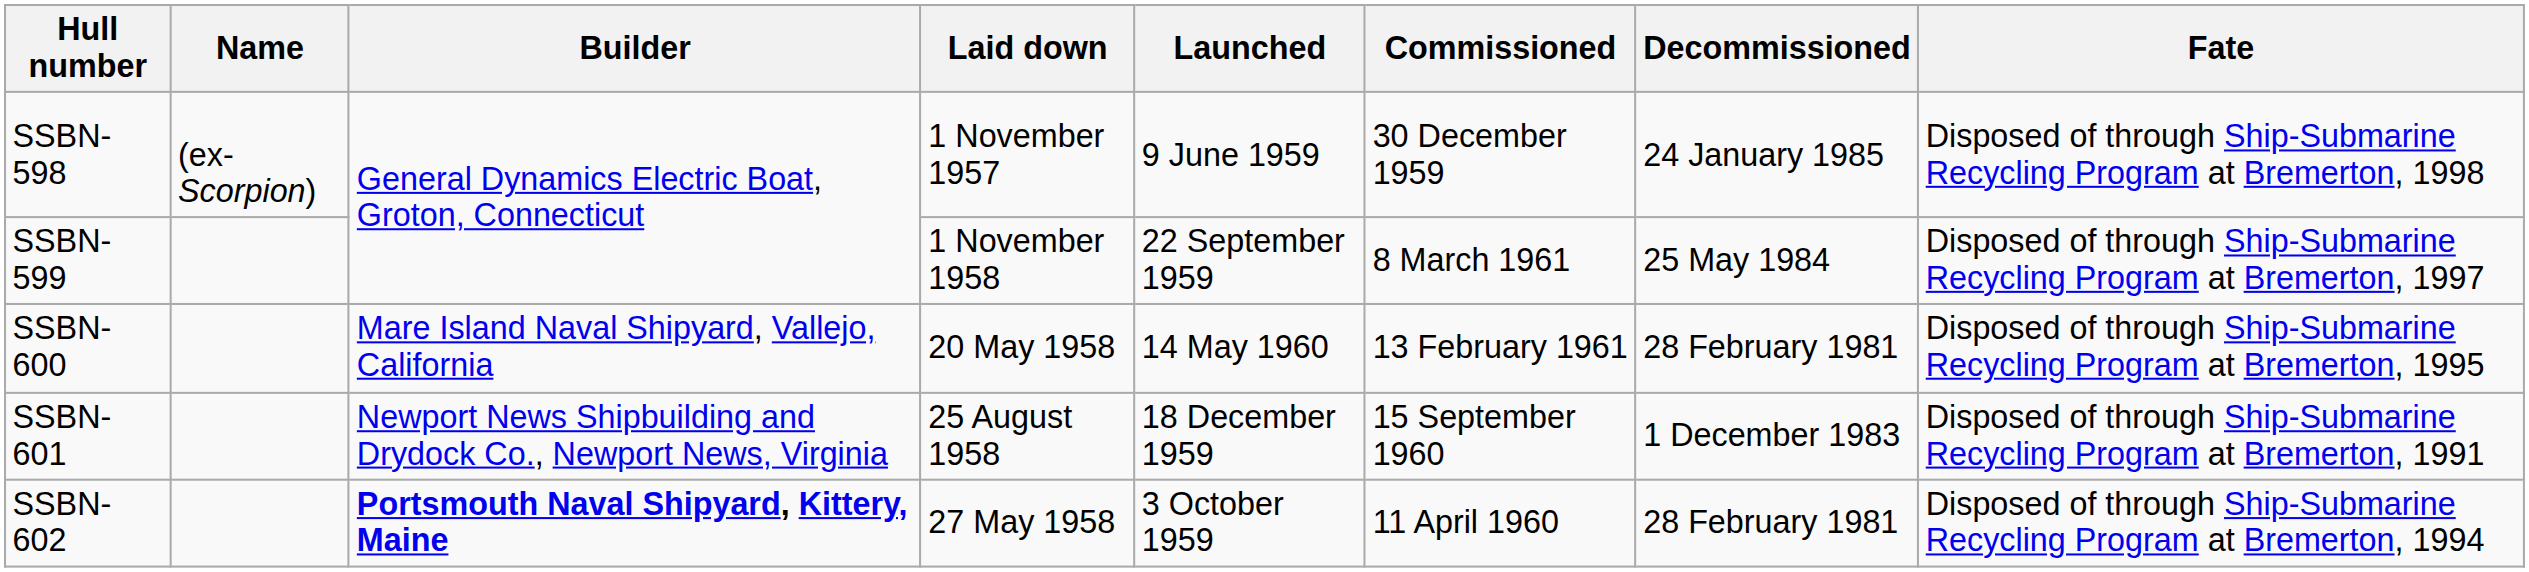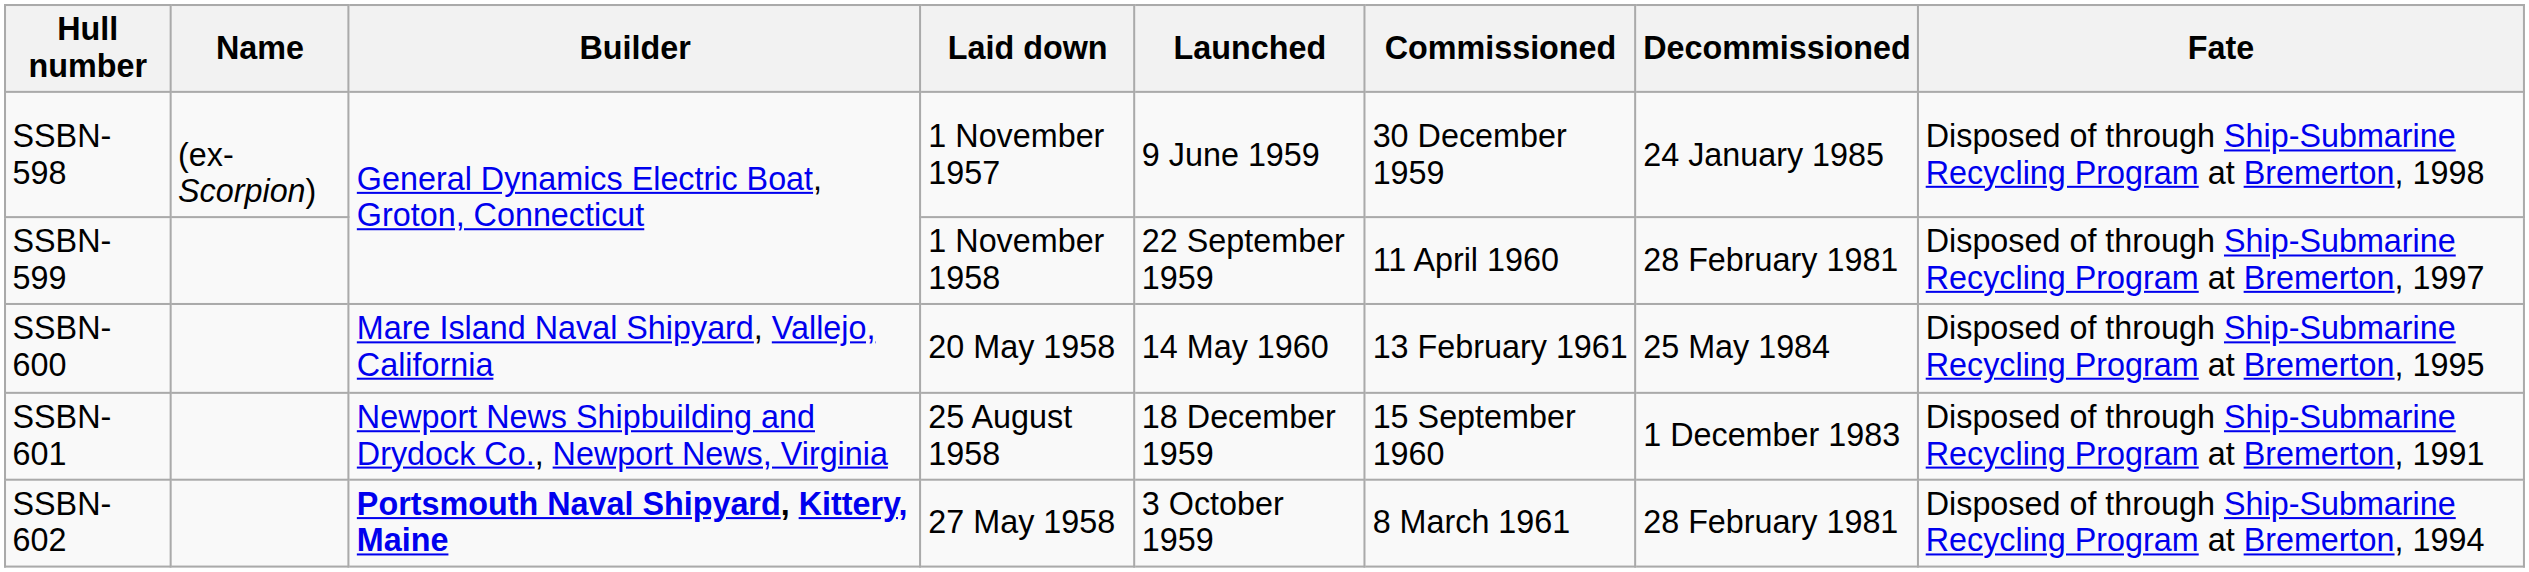(1471, 259) 8 March 1961 -> (1466, 259) 11 April 1960
(1737, 259) 25 May 1984 -> (1771, 259) 28 February 1981
(1771, 347) 28 February 1981 -> (1737, 347) 25 May 1984
(1466, 522) 11 April 1960 -> (1471, 522) 8 March 1961
